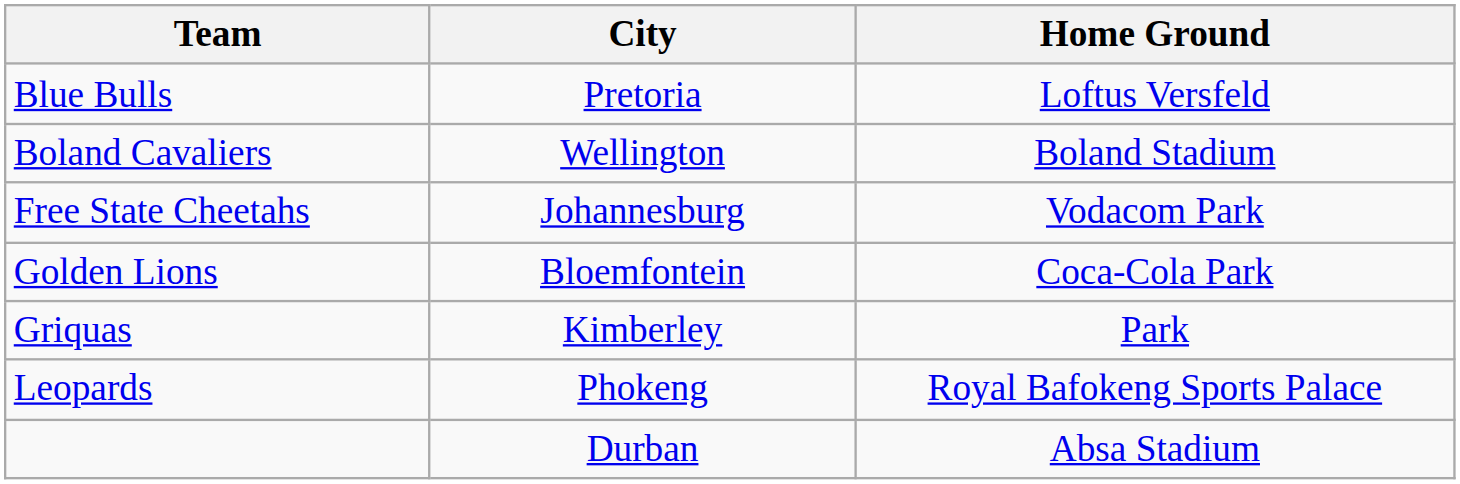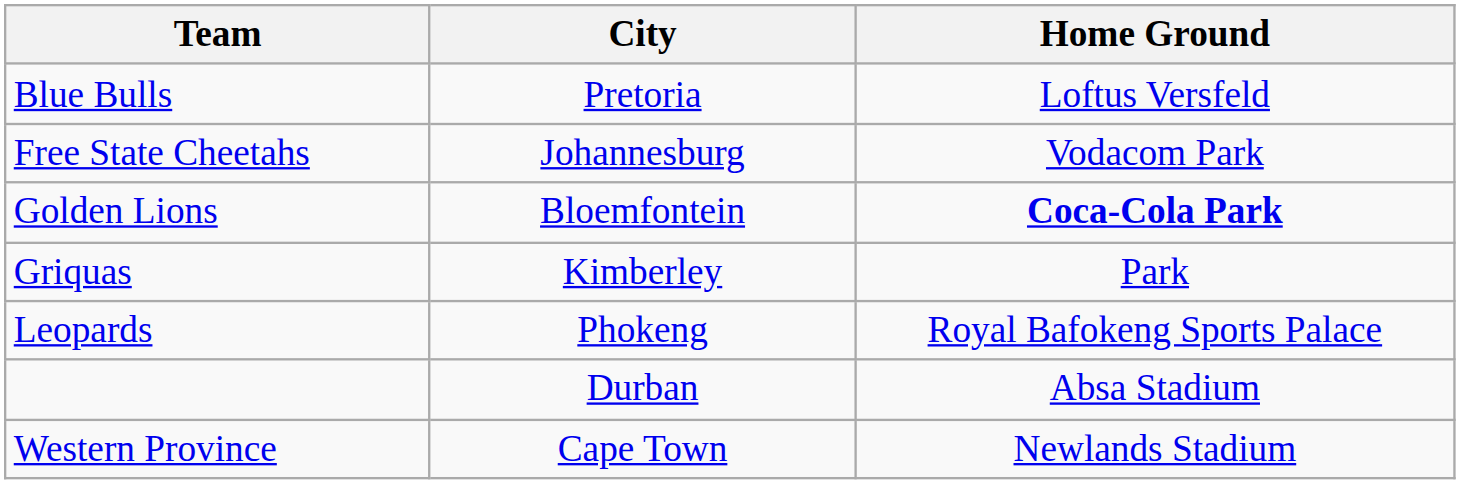- row: (143, 152)
(1155, 270) normal -> (1155, 211) bold
+ row: (145, 447)
